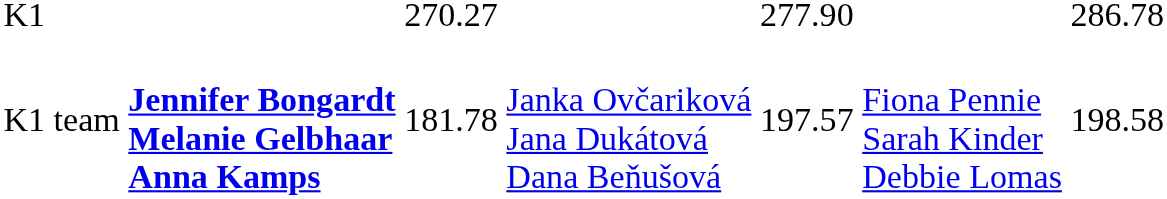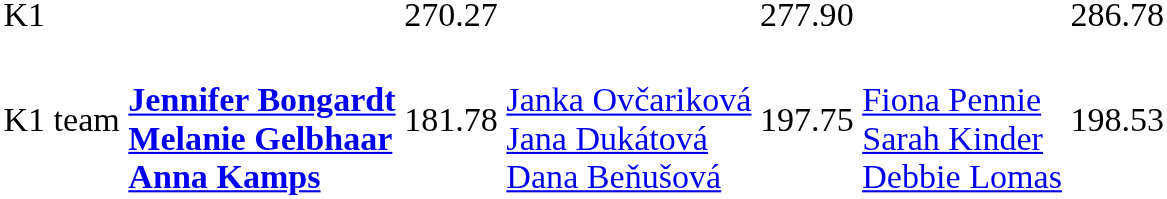(807, 119) 197.57 -> (807, 119) 197.75
(1117, 119) 198.58 -> (1117, 119) 198.53
